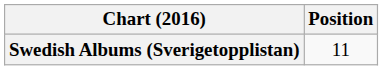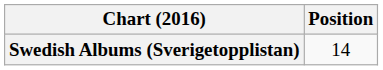(341, 49) 11 -> (341, 49) 14
